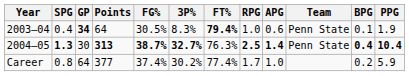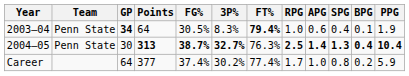columns swapped: (319, 13) <-> (64, 13)
